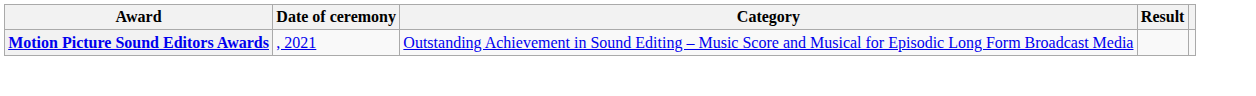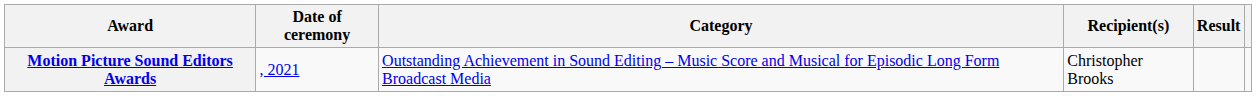+ column: (1128, 26)
